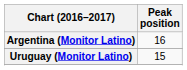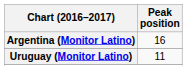(160, 56) 15 -> (160, 56) 11
